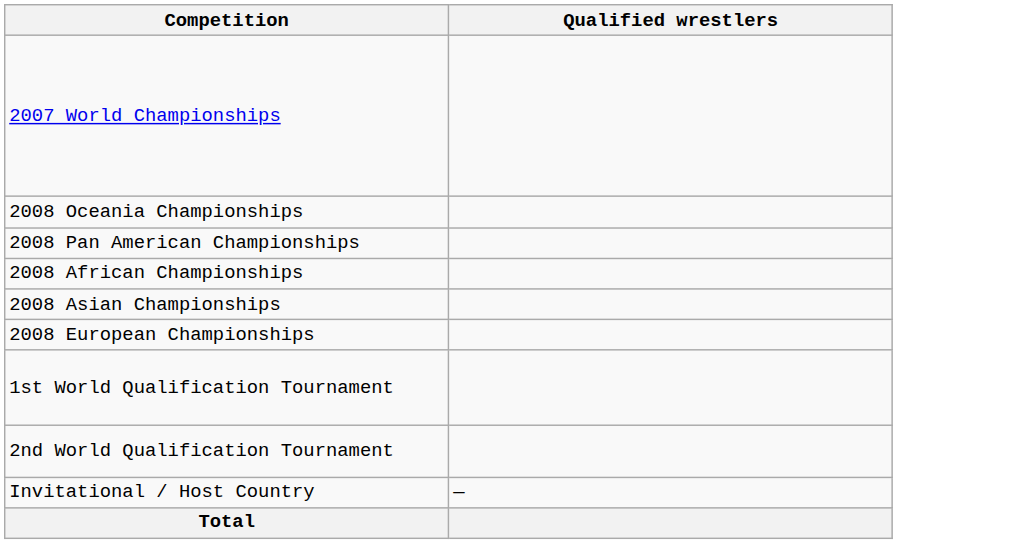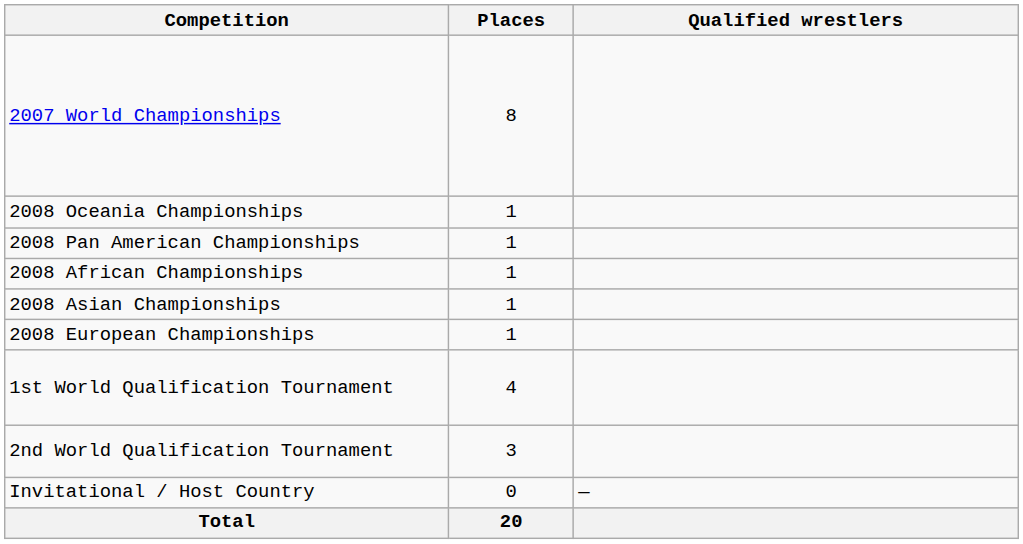+ column: (511, 20)
